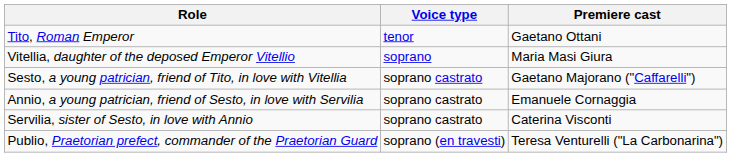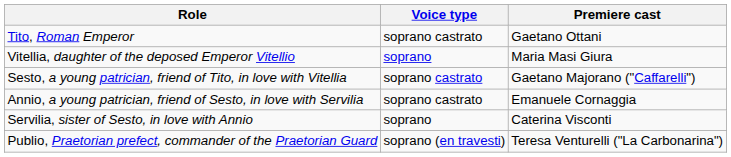(399, 36) tenor -> (433, 36) soprano castrato
(433, 120) soprano castrato -> (407, 120) soprano
